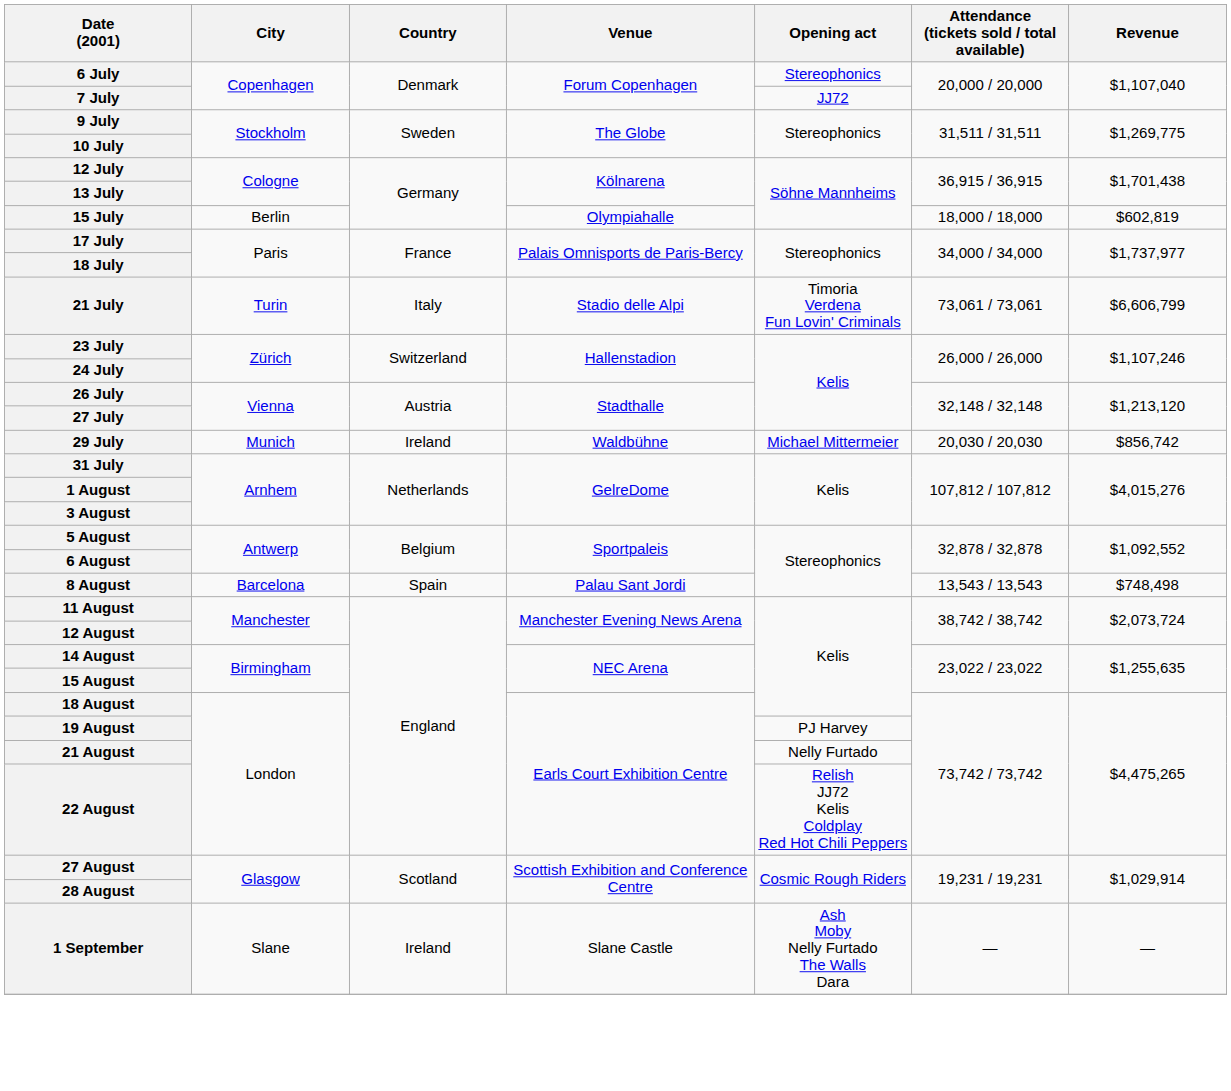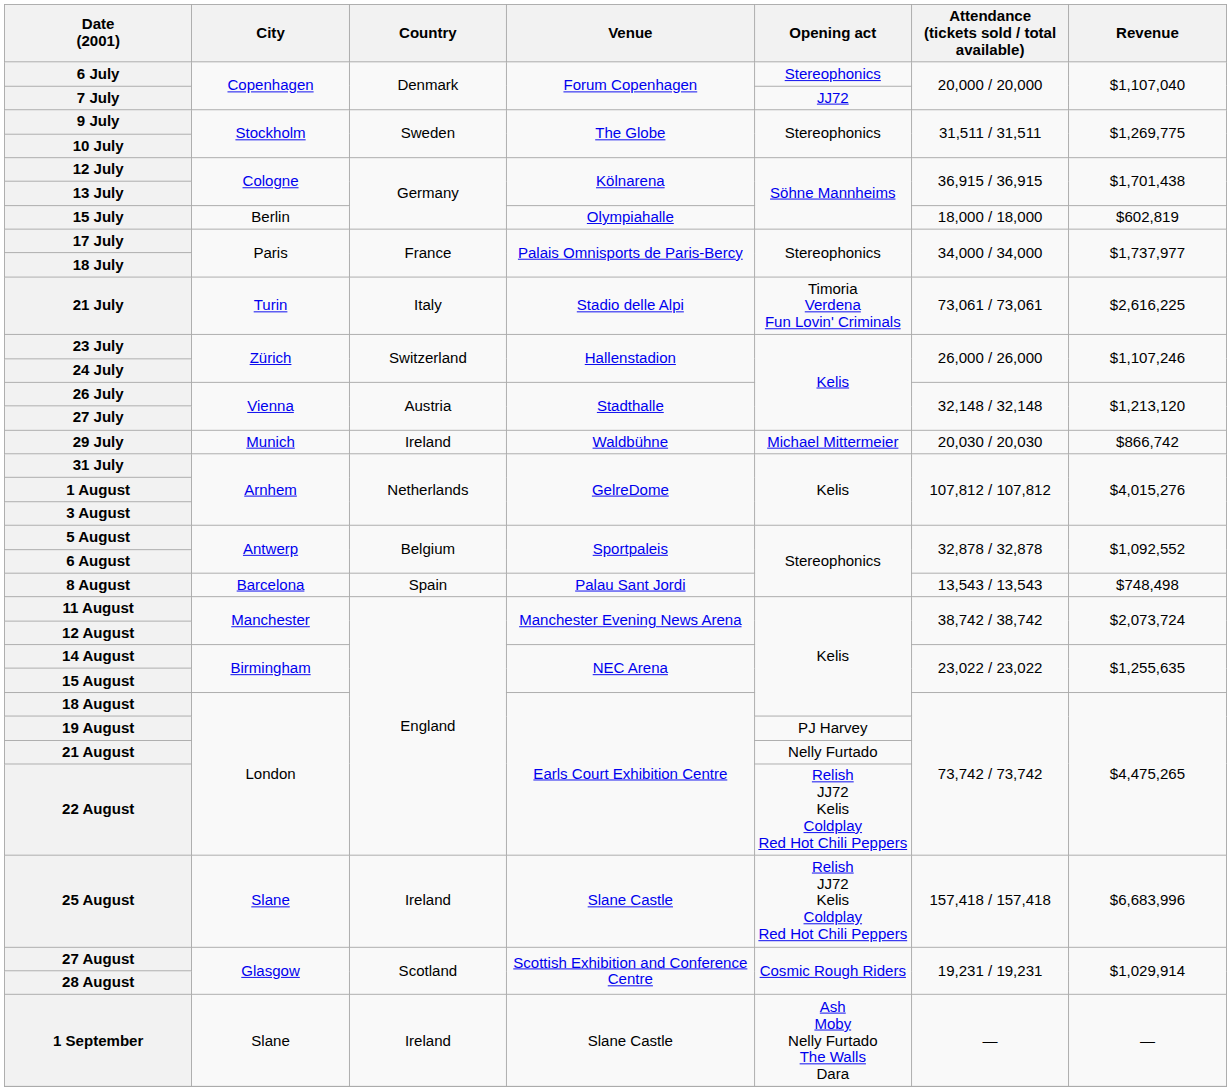(1147, 305) $6,606,799 -> (1147, 305) $2,616,225
(1147, 441) $856,742 -> (1147, 441) $866,742
+ row: (98, 901)
